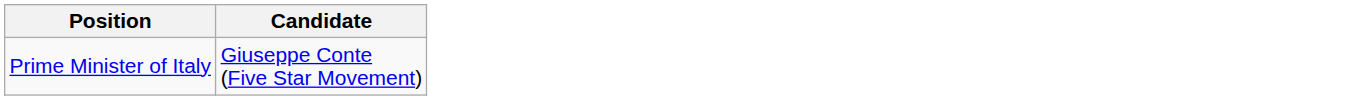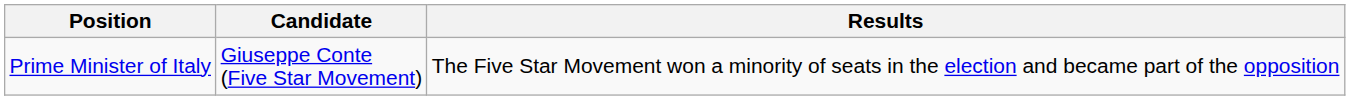+ column: (886, 21)
